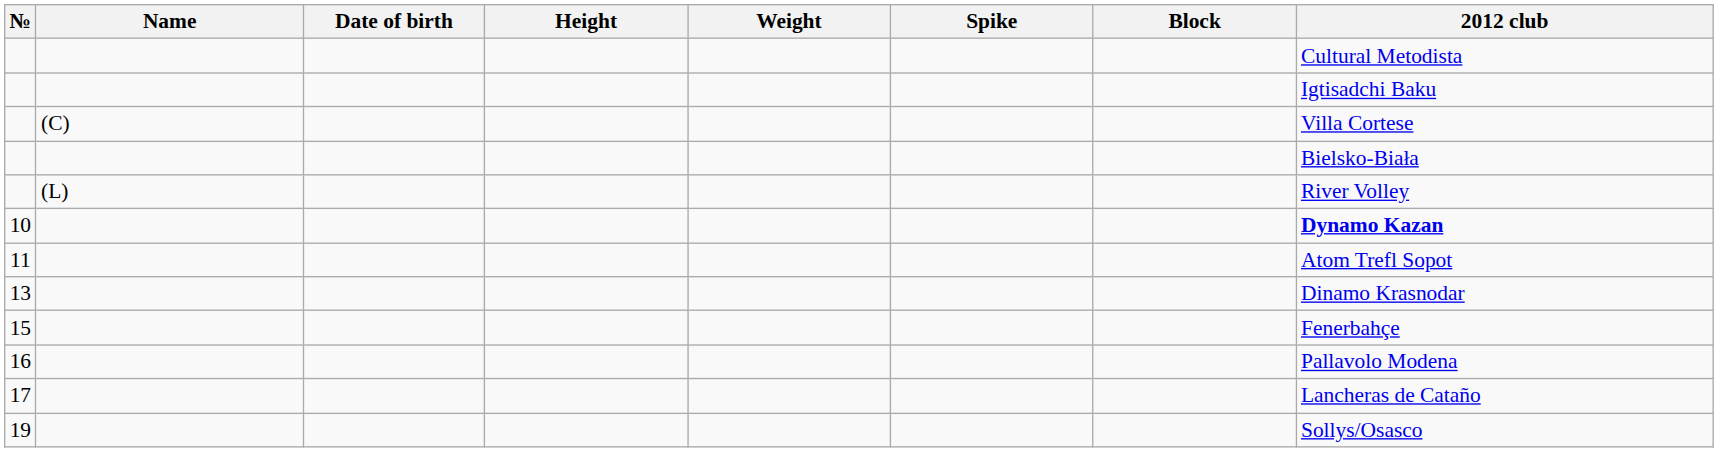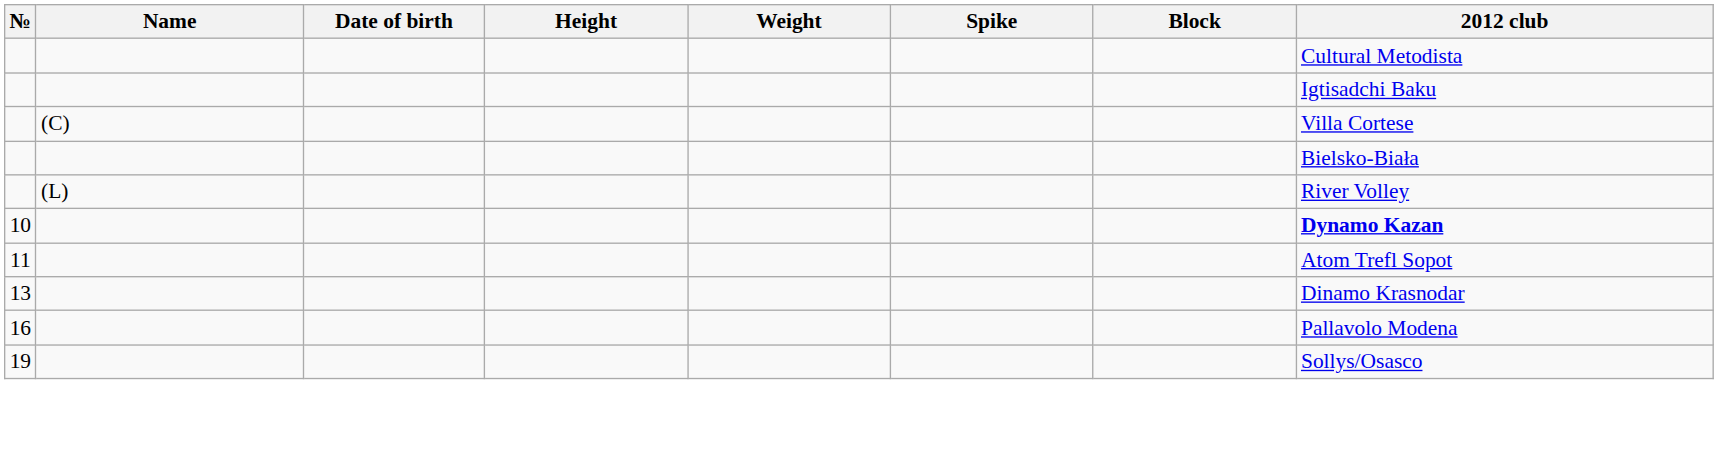- row: (20, 327)
- row: (20, 395)
